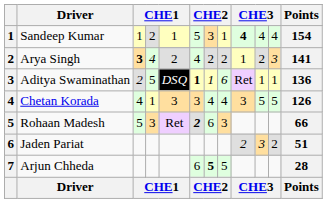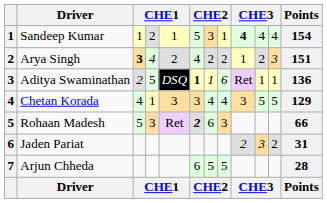(301, 57) 141 -> (301, 57) 151
(301, 101) 126 -> (301, 101) 129
(301, 144) 51 -> (301, 144) 31
(211, 165) bold -> (211, 165) normal
